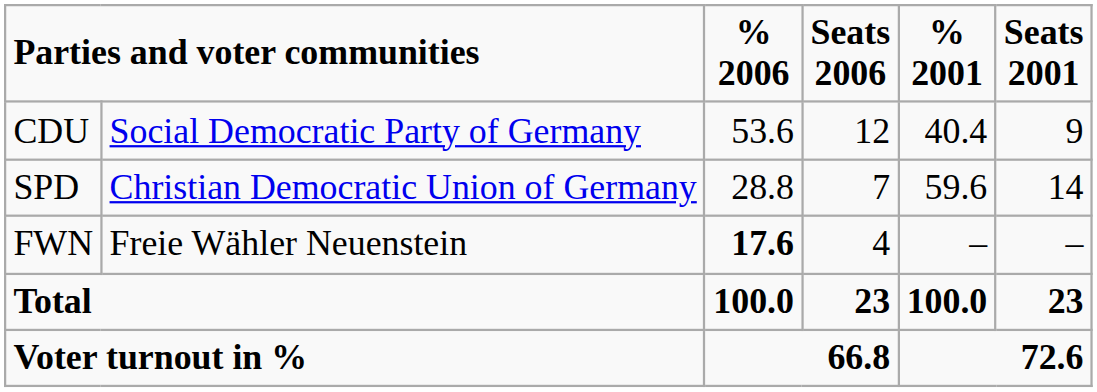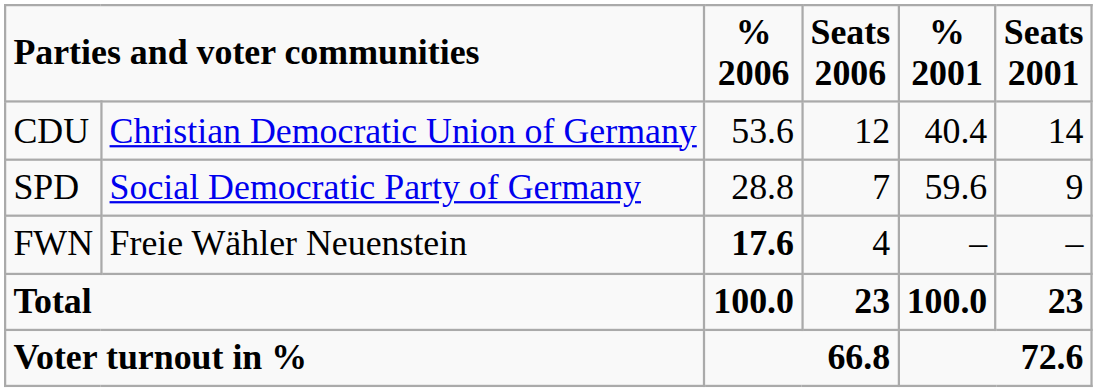(375, 130) Social Democratic Party of Germany -> (403, 130) Christian Democratic Union of Germany
(1075, 130) 9 -> (1066, 130) 14
(403, 186) Christian Democratic Union of Germany -> (375, 186) Social Democratic Party of Germany
(1066, 186) 14 -> (1075, 186) 9
